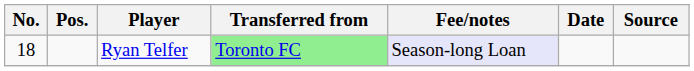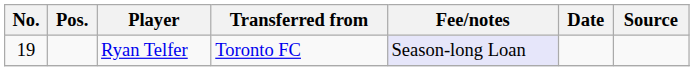(26, 50) 18 -> (26, 50) 19
(258, 50) lightgreen background -> (258, 50) no background
